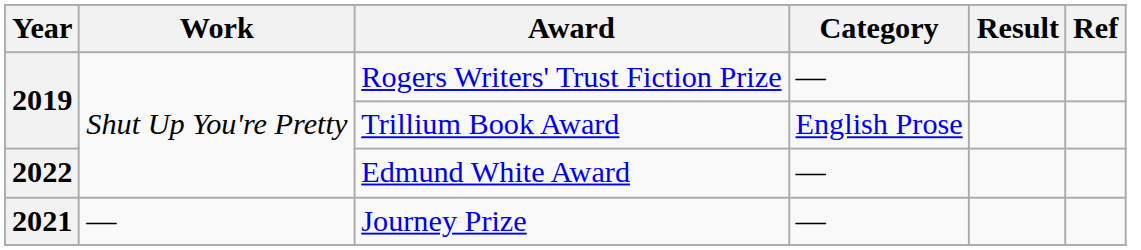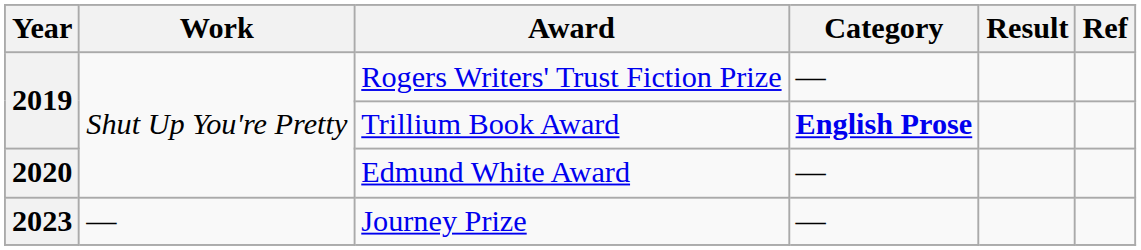(879, 124) normal -> (884, 124) bold
(42, 172) 2022 -> (42, 172) 2020
(42, 220) 2021 -> (42, 220) 2023
